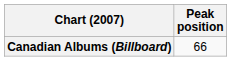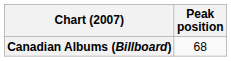(200, 46) 66 -> (200, 46) 68
